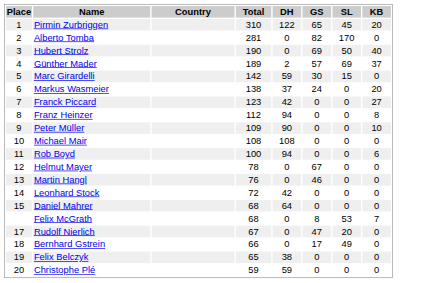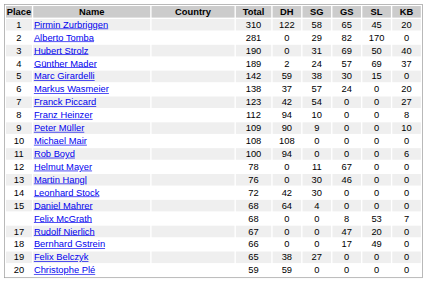+ column: (317, 12)
